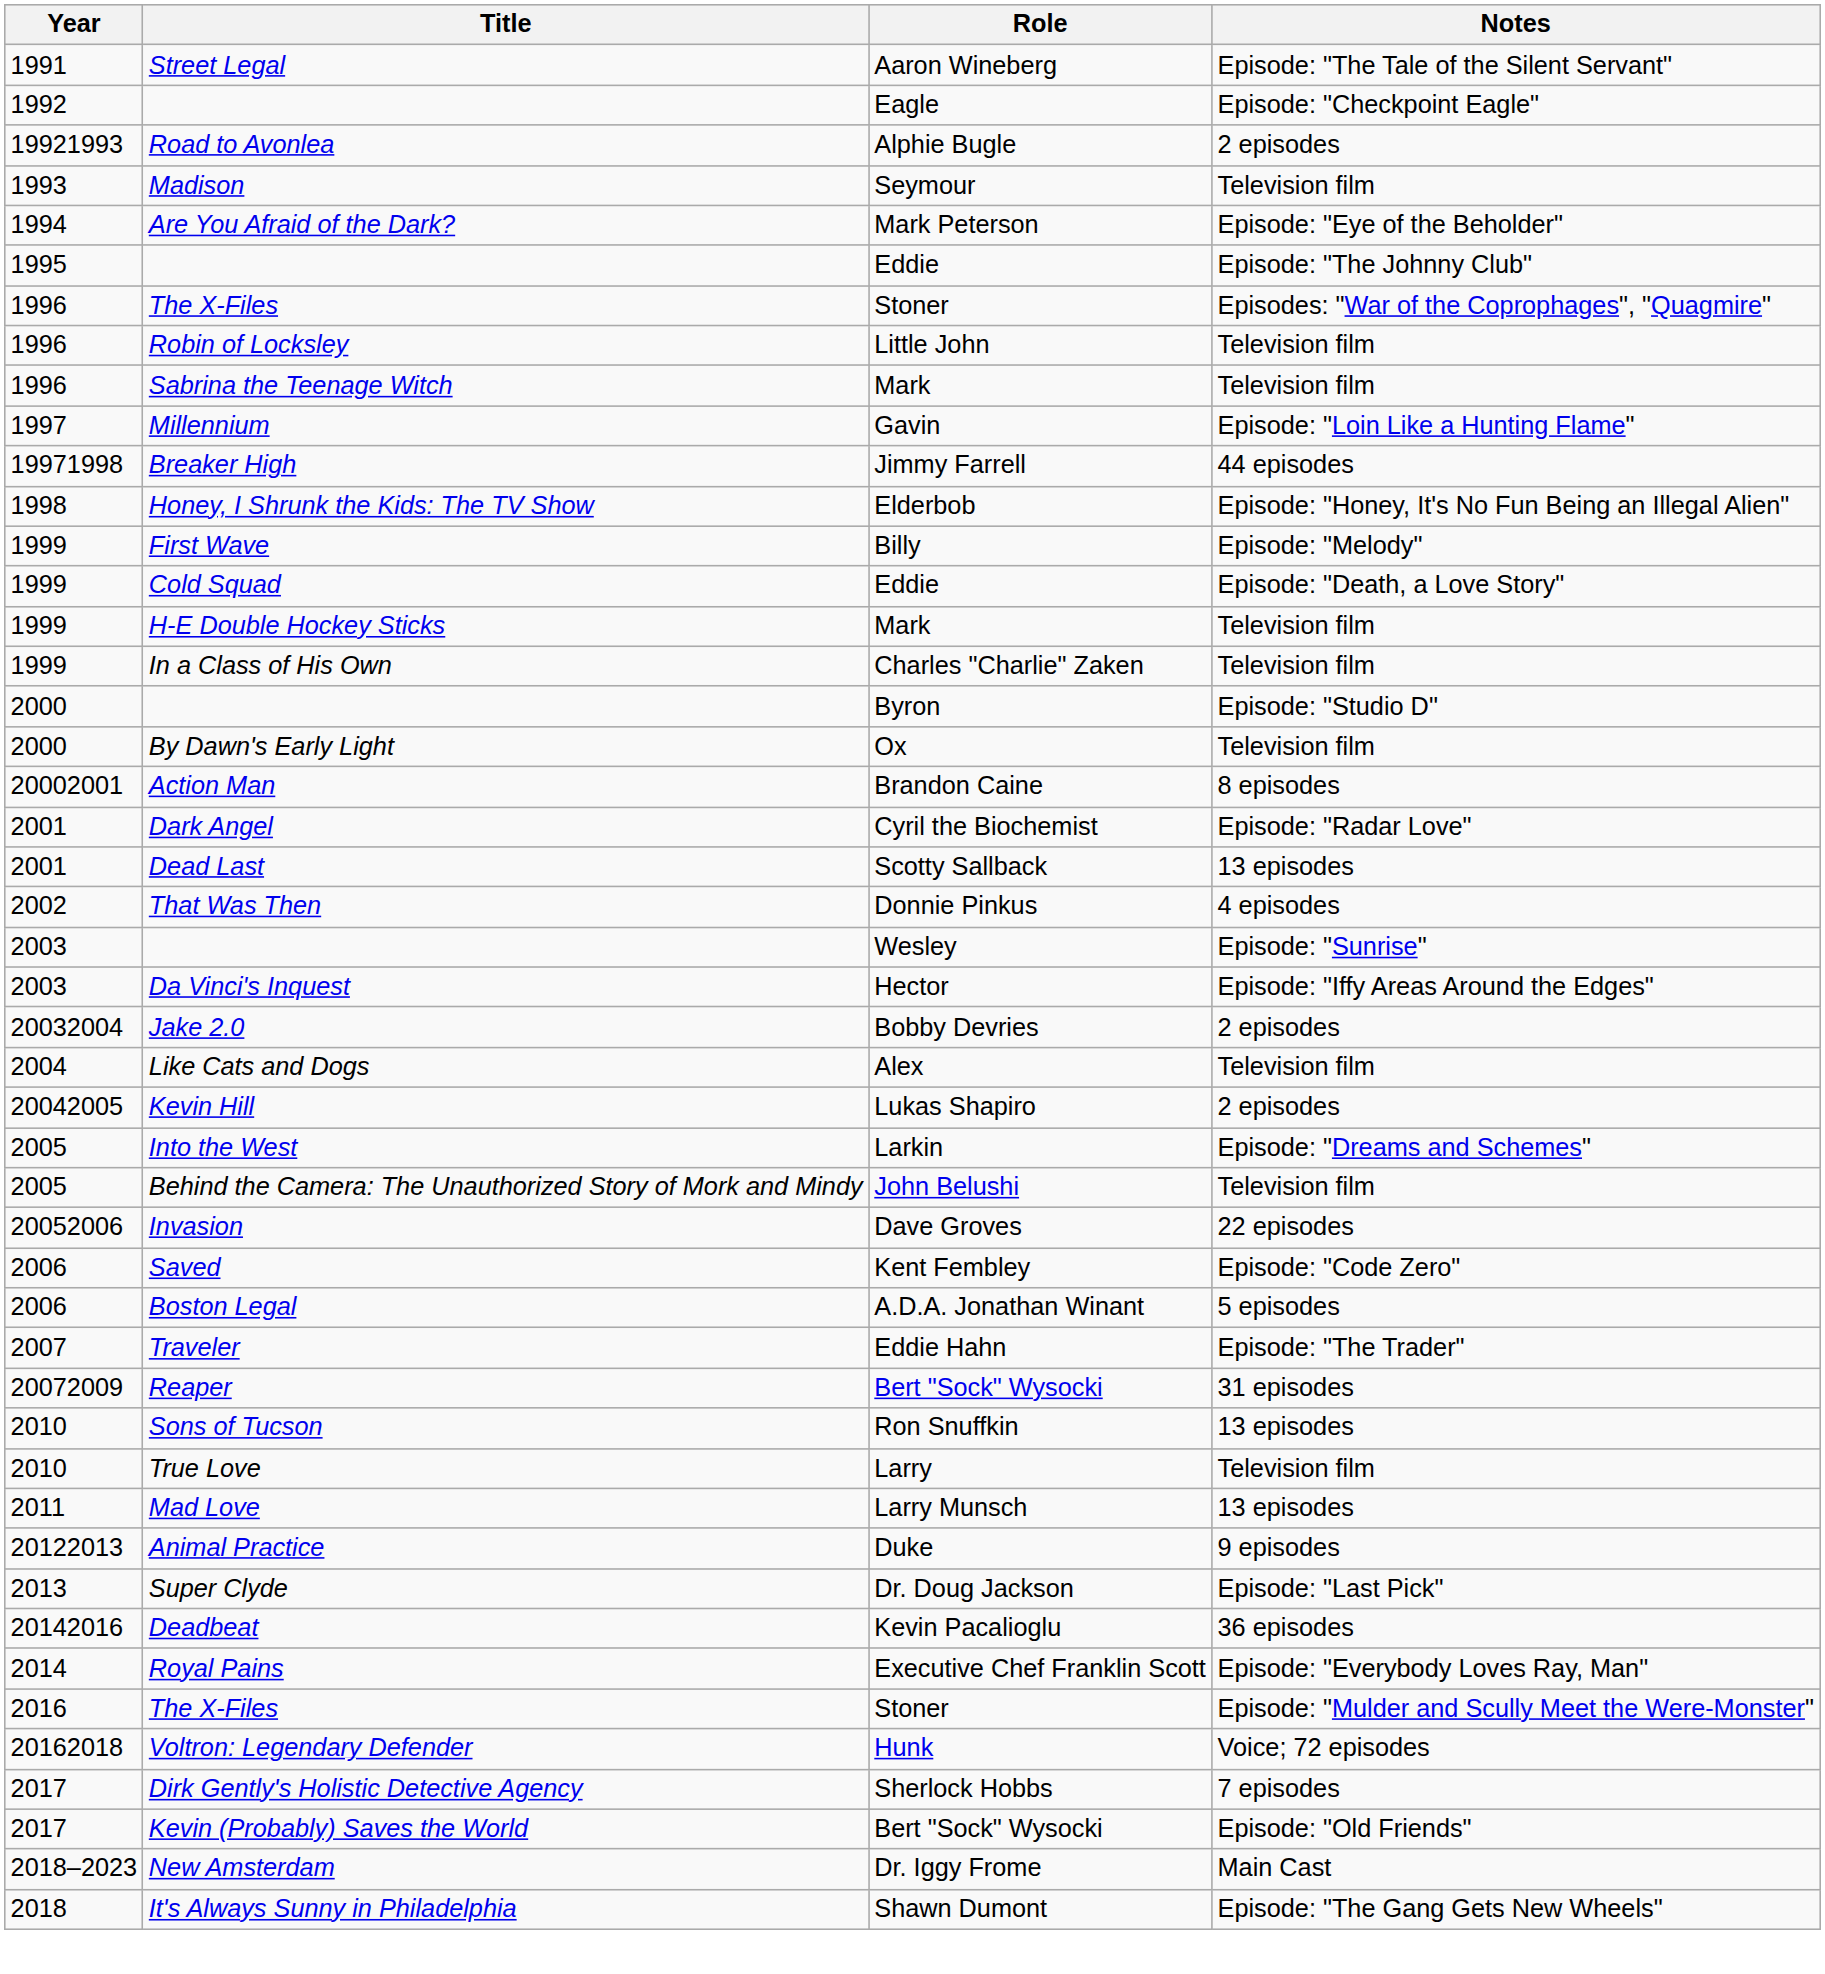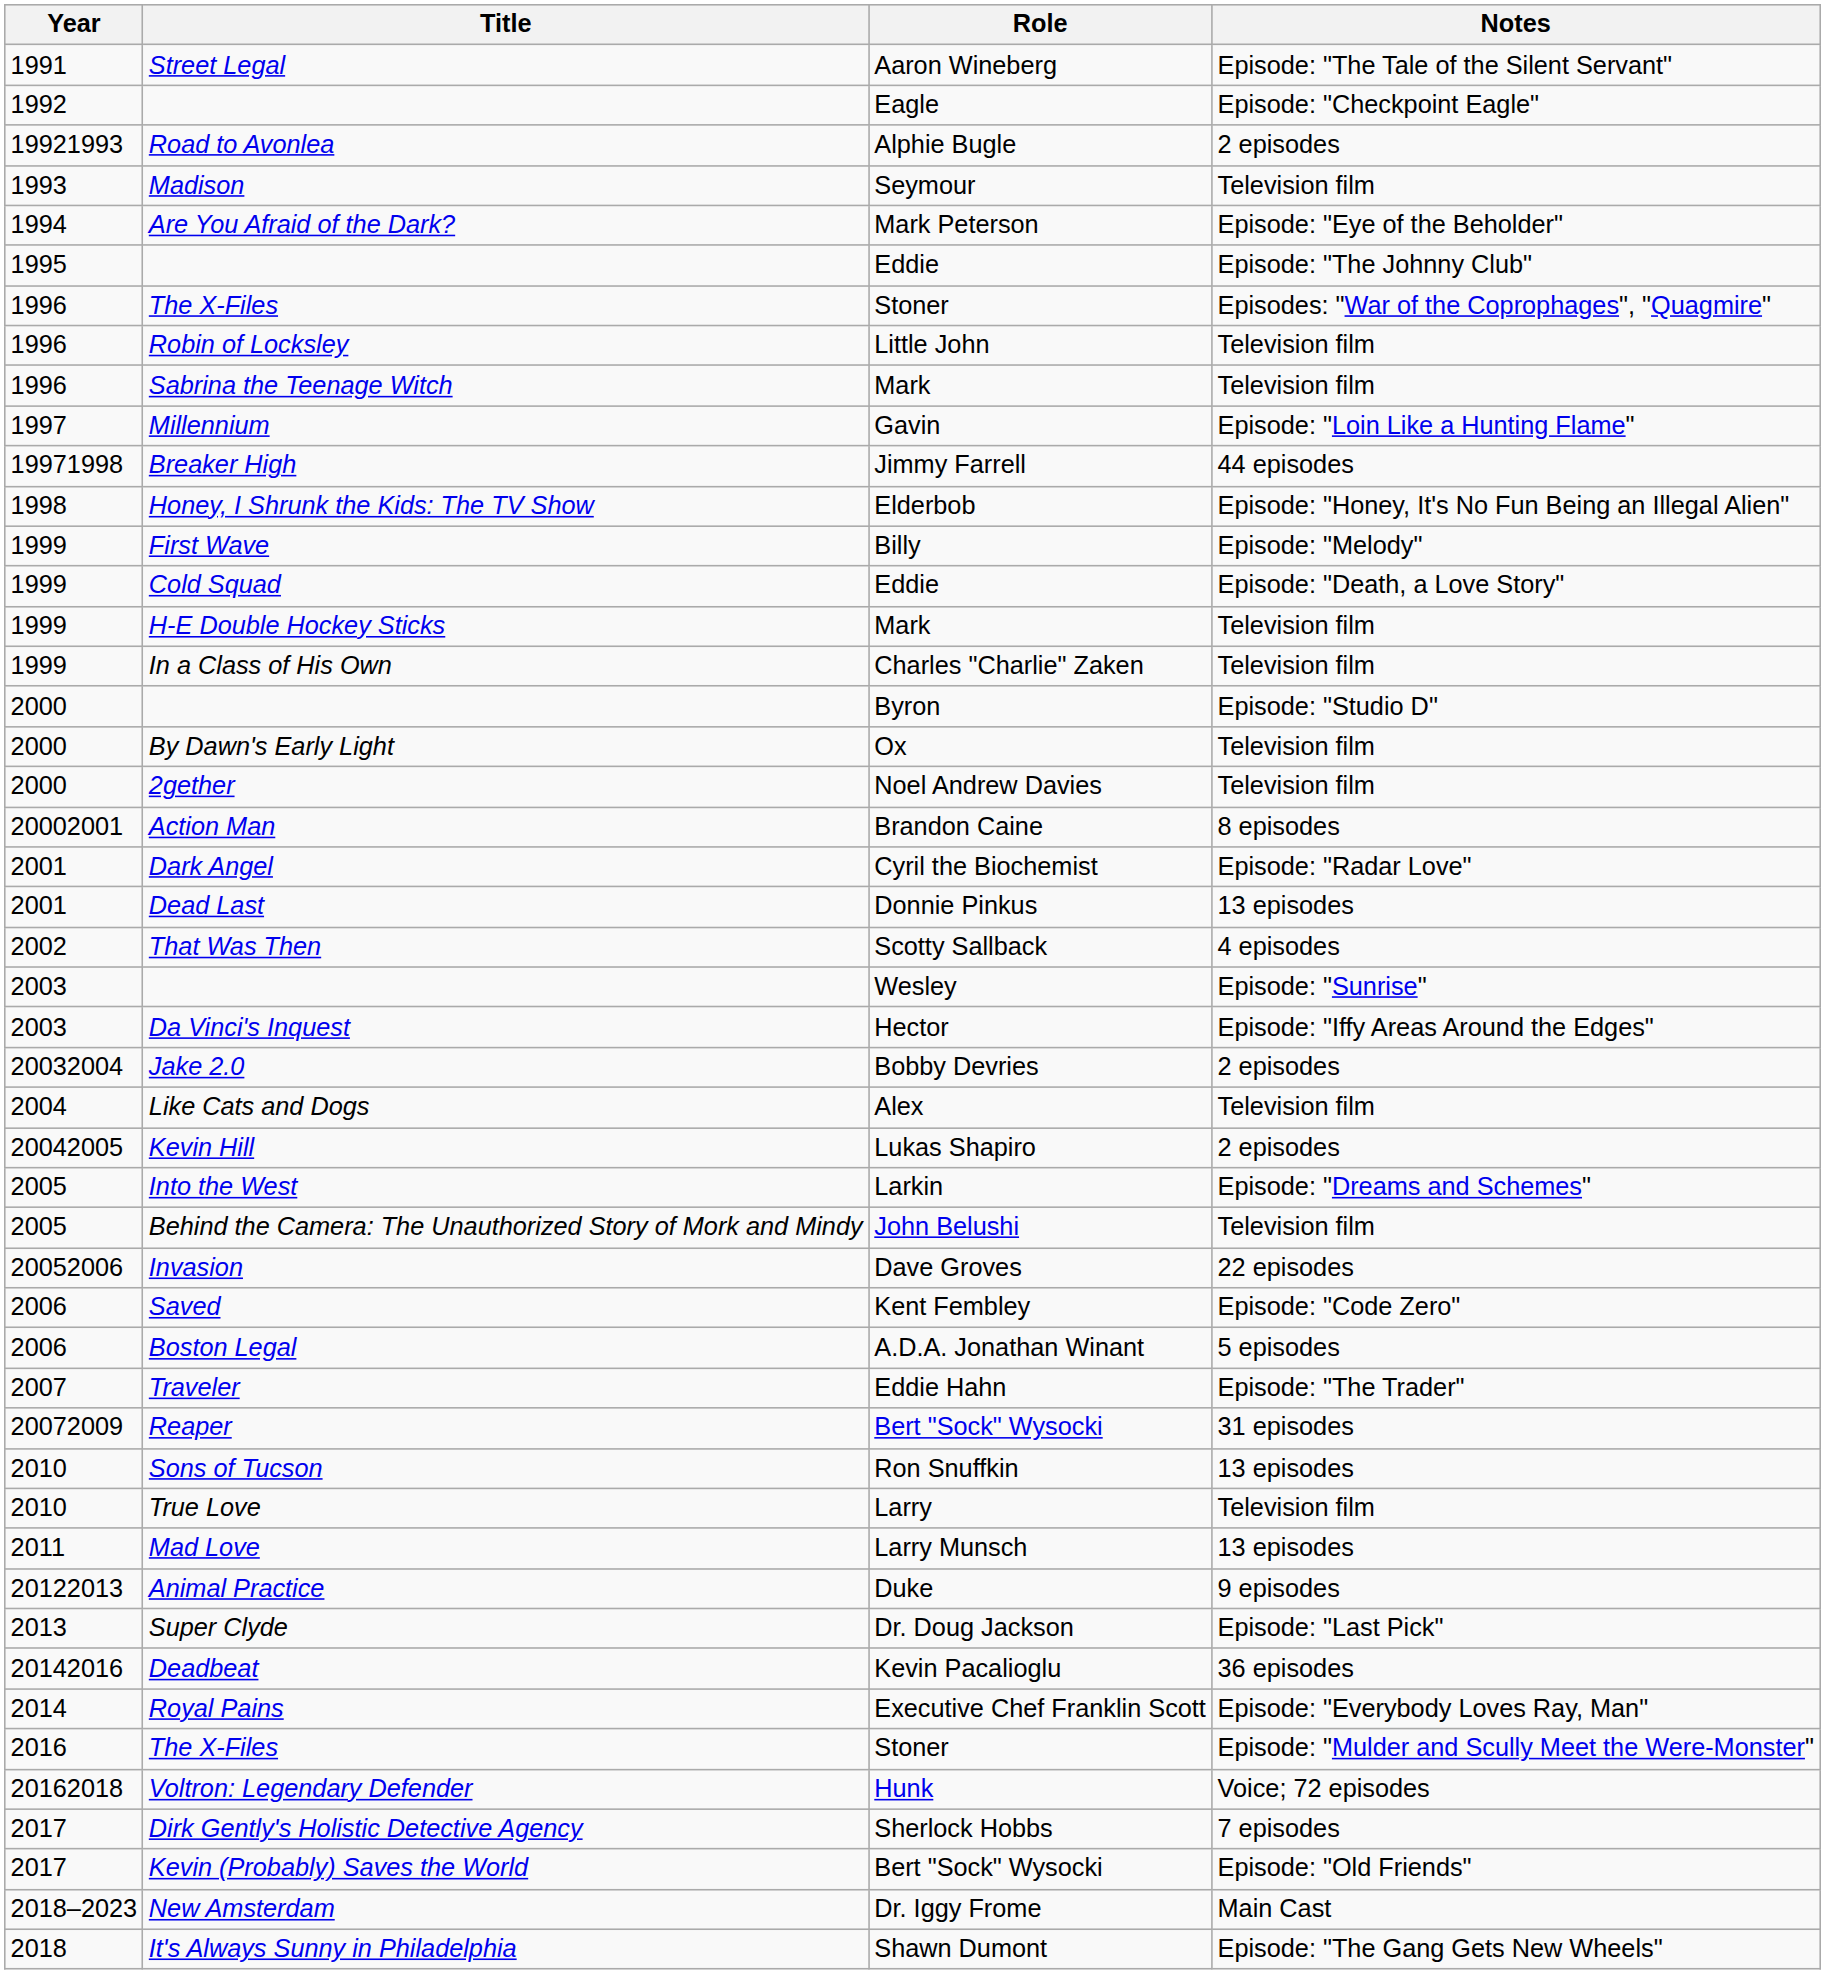+ row: (39, 786)
(961, 866) Scotty Sallback -> (956, 906) Donnie Pinkus
(956, 906) Donnie Pinkus -> (961, 946) Scotty Sallback
